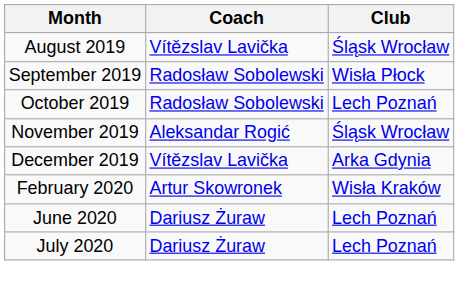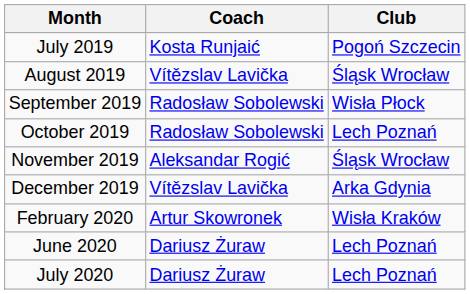+ row: (75, 47)
